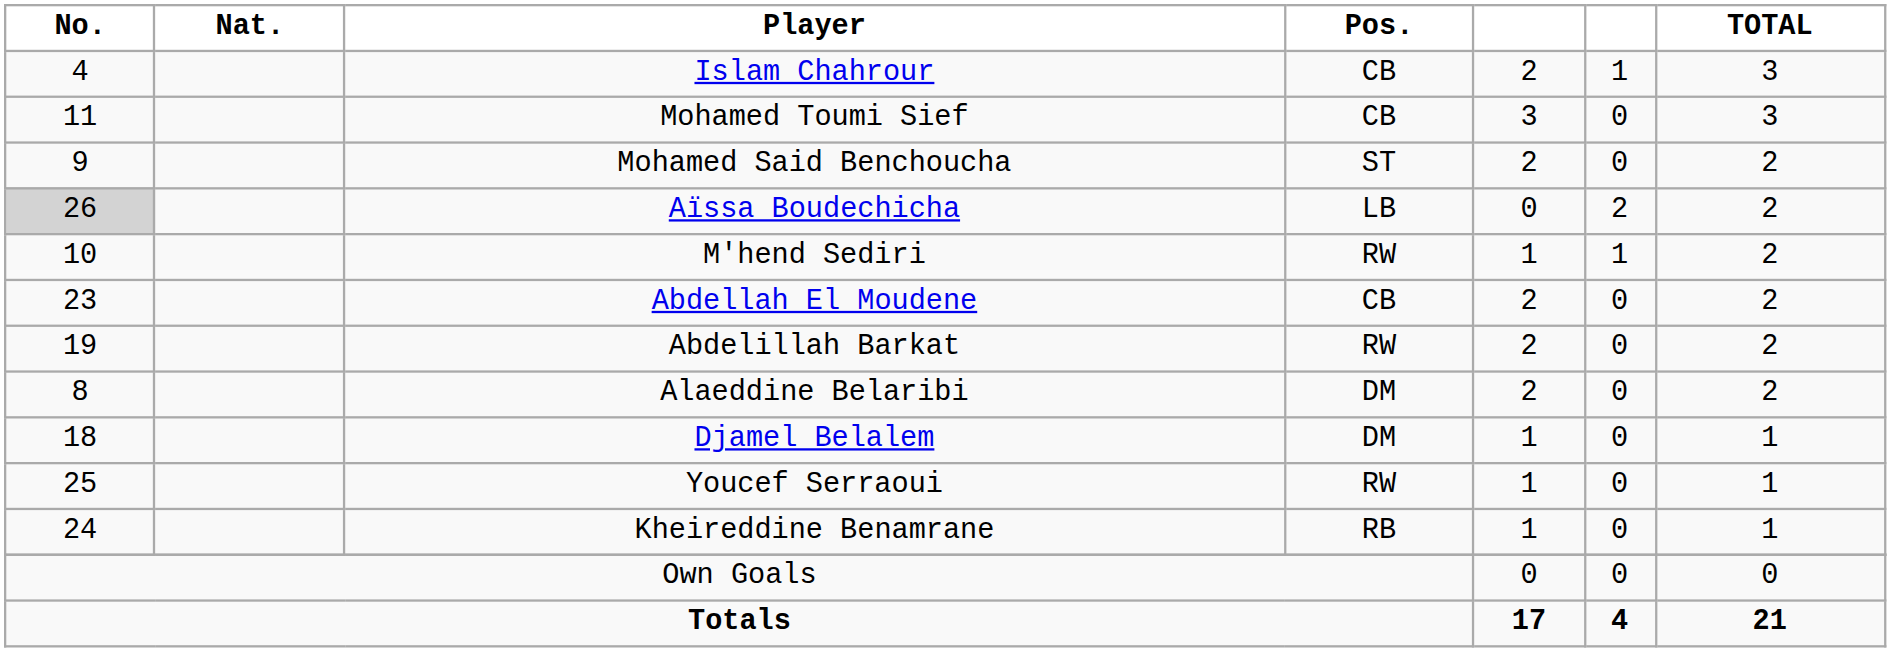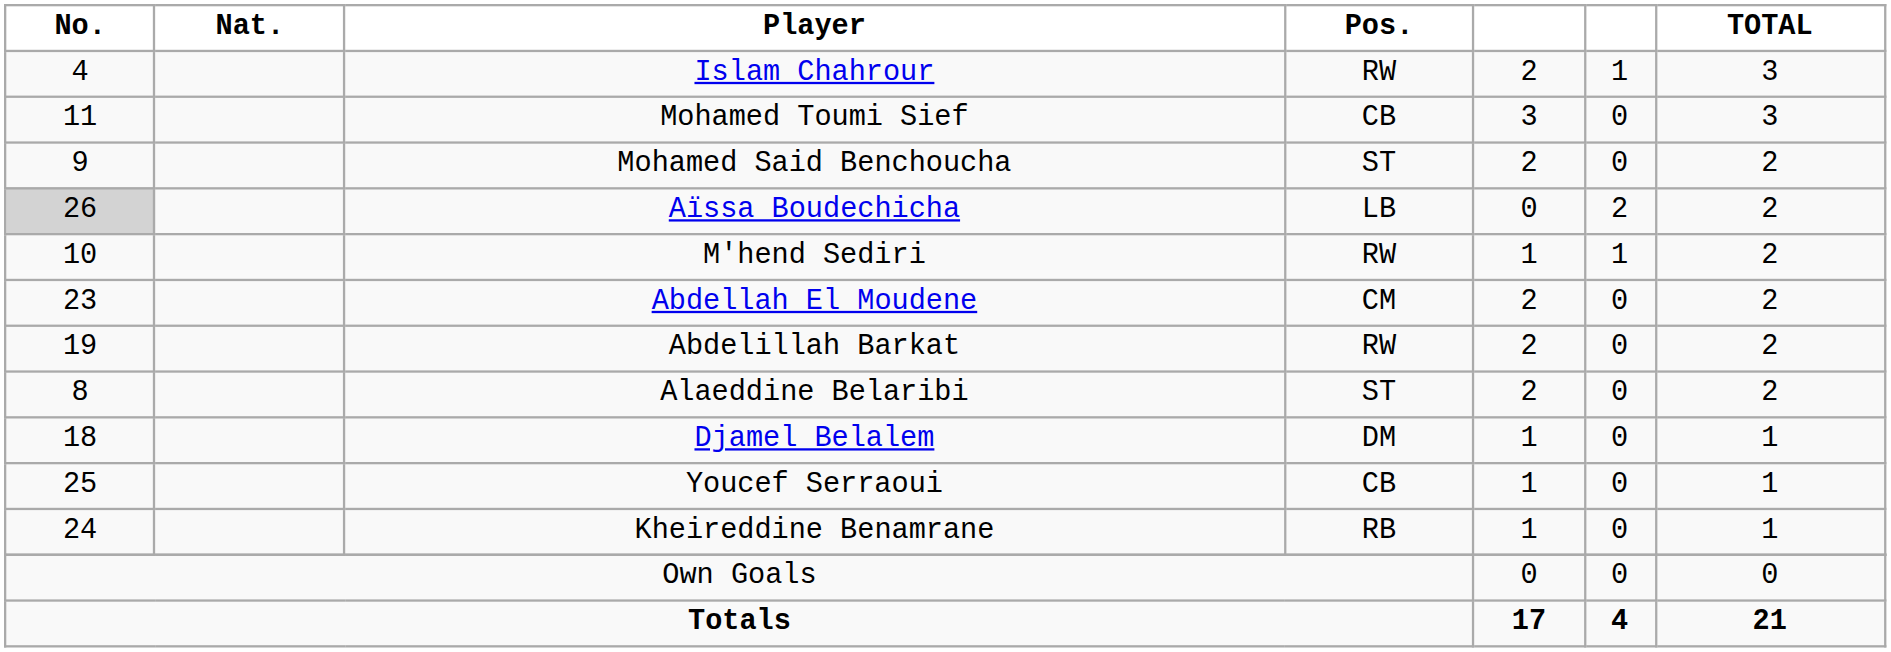(1379, 74) CB -> (1379, 74) RW
(1379, 303) CB -> (1379, 303) CM
(1379, 394) DM -> (1379, 394) ST
(1379, 486) RW -> (1379, 486) CB
